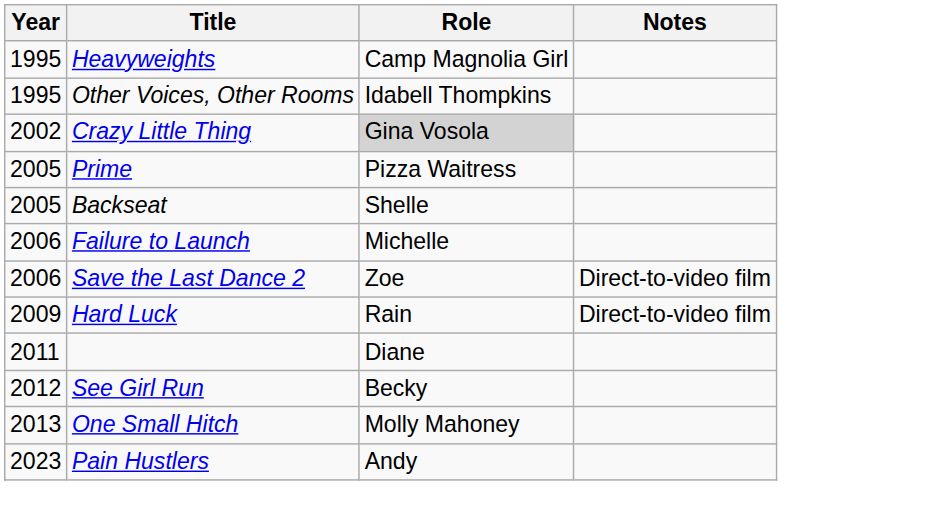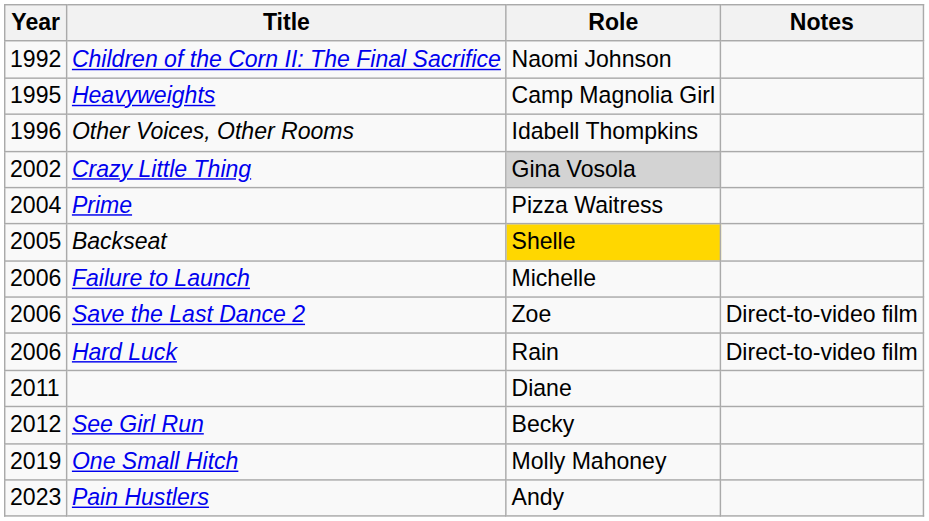+ row: (286, 59)
(36, 95) 1995 -> (36, 132) 1996
(36, 168) 2005 -> (36, 205) 2004
(397, 205) no background -> (544, 242) gold background
(36, 315) 2009 -> (36, 351) 2006
(36, 424) 2013 -> (36, 461) 2019
